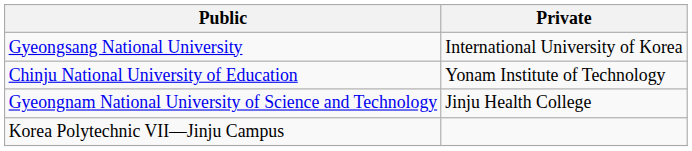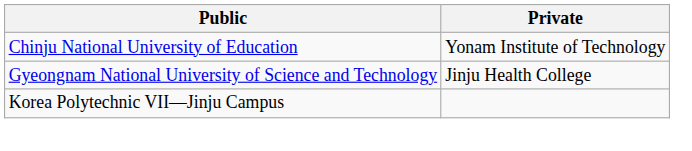- row: (126, 46)
